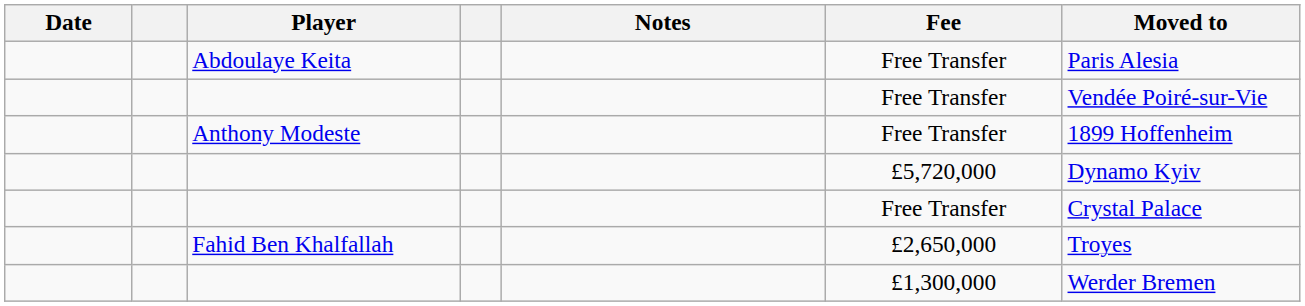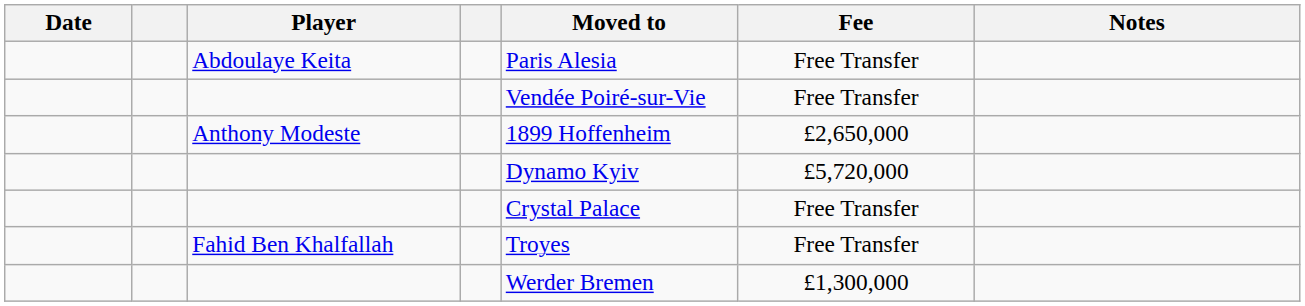columns swapped: (1181, 23) <-> (663, 23)
(944, 134) Free Transfer -> (856, 134) £2,650,000
(944, 245) £2,650,000 -> (856, 245) Free Transfer
